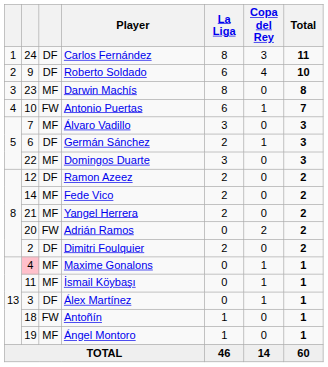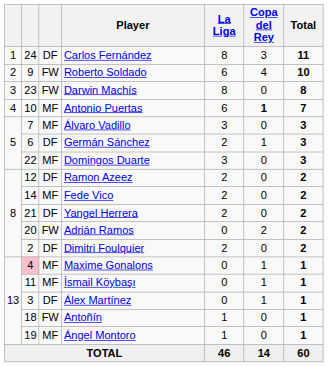(50, 73) DF -> (50, 73) FW
(50, 90) MF -> (50, 90) FW
(50, 108) FW -> (50, 108) MF
(264, 108) normal -> (264, 108) bold
(50, 213) MF -> (50, 213) DF
